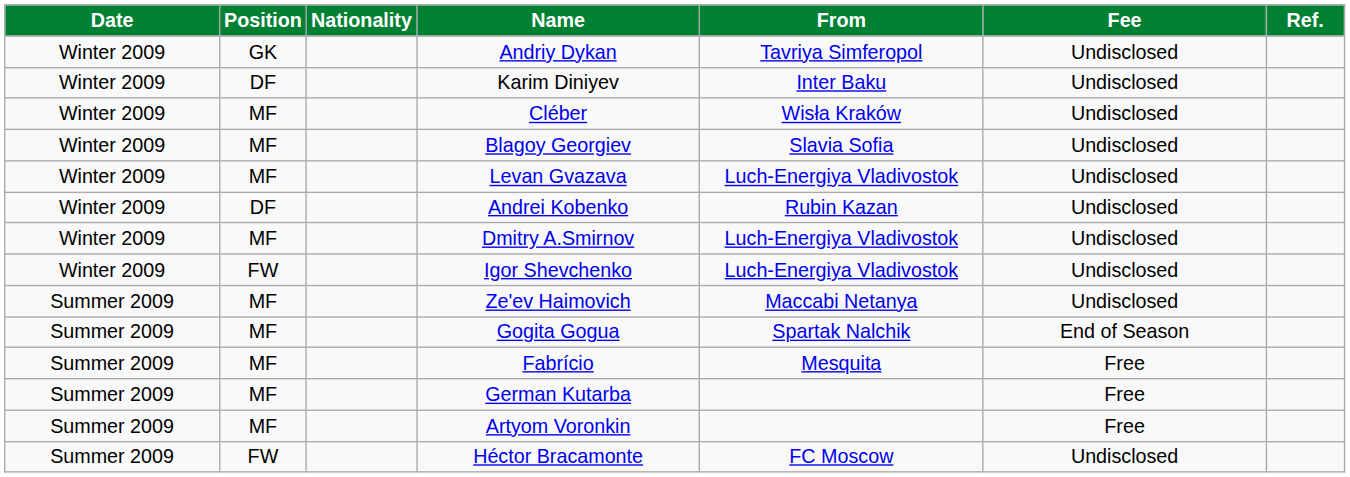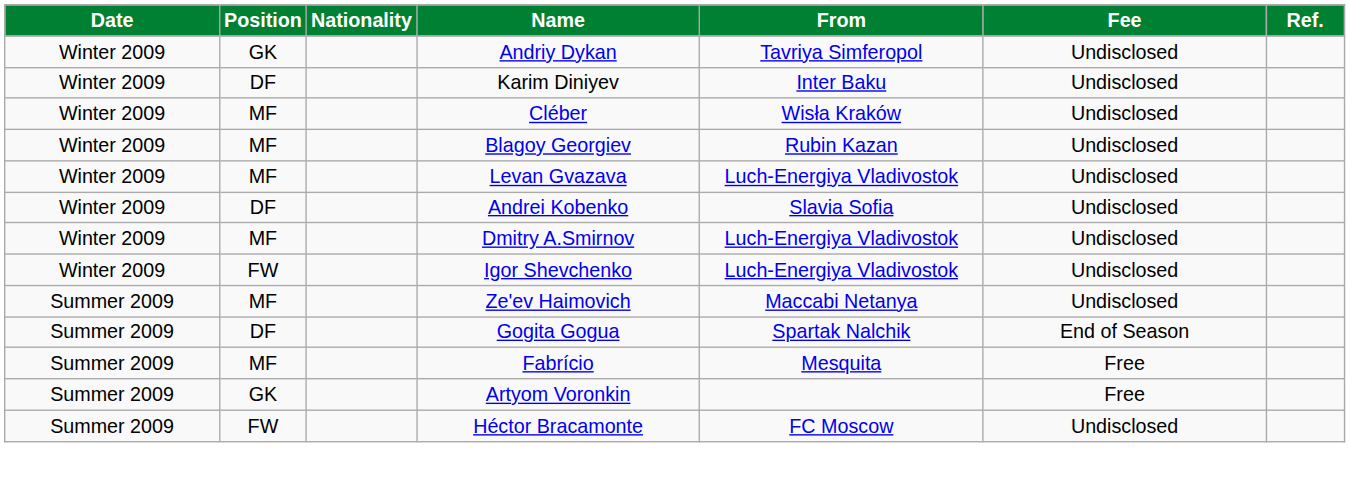(841, 145) Slavia Sofia -> (841, 145) Rubin Kazan
(841, 208) Rubin Kazan -> (841, 208) Slavia Sofia
(263, 332) MF -> (263, 332) DF
- row: (558, 395)
(263, 426) MF -> (263, 395) GK
